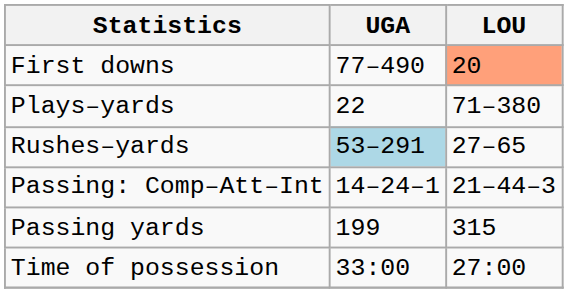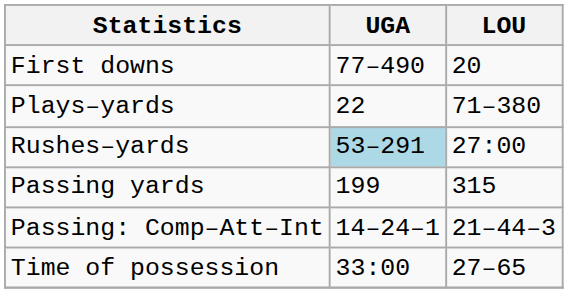(467, 66) lightsalmon background -> (467, 66) no background
(489, 147) 27–65 -> (489, 147) 27:00
rows swapped: (108, 228) <-> (167, 187)
(489, 268) 27:00 -> (489, 268) 27–65
